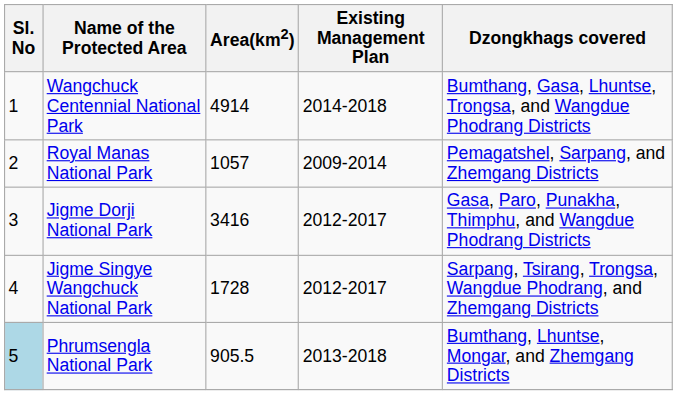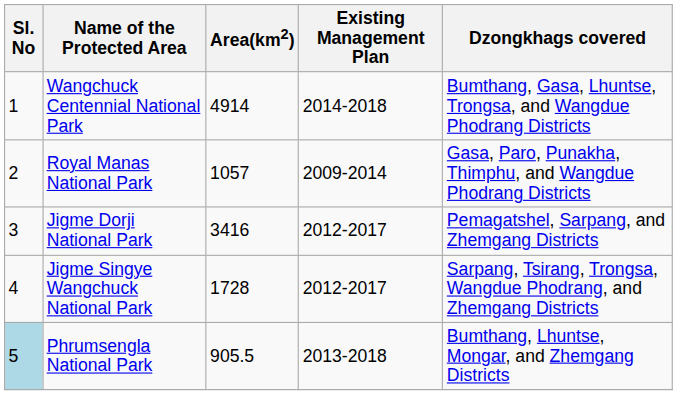(556, 163) Pemagatshel, Sarpang, and Zhemgang Districts -> (540, 173) Gasa, Paro, Punakha, Thimphu, and Wangdue Phodrang Districts
(540, 220) Gasa, Paro, Punakha, Thimphu, and Wangdue Phodrang Districts -> (556, 230) Pemagatshel, Sarpang, and Zhemgang Districts
